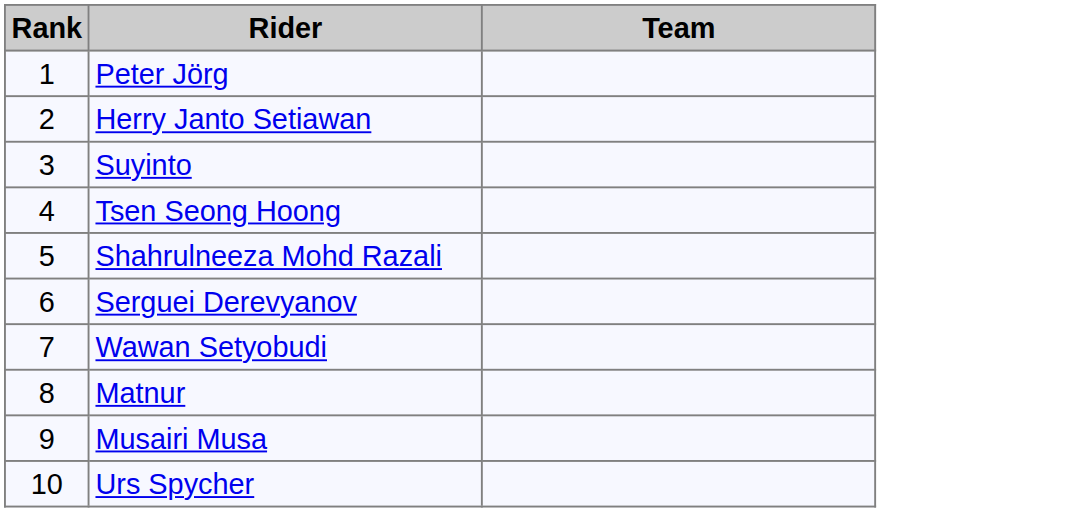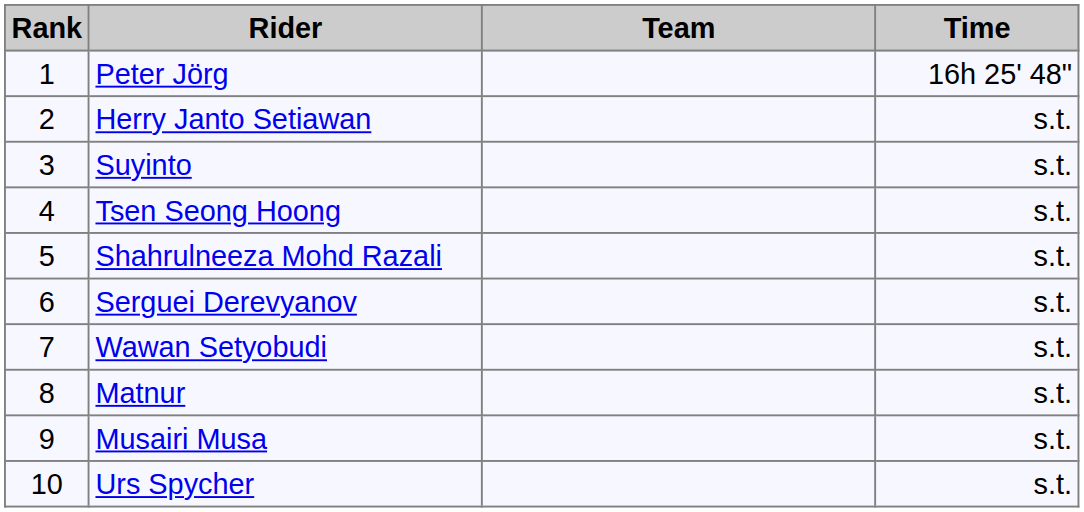+ column: (977, 28)
